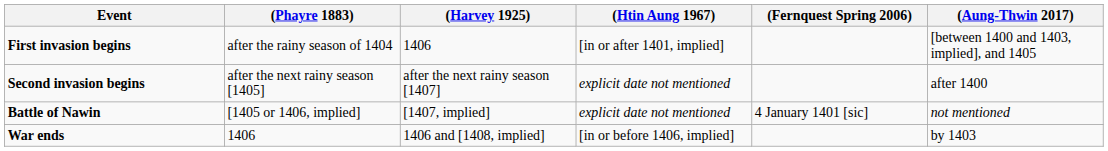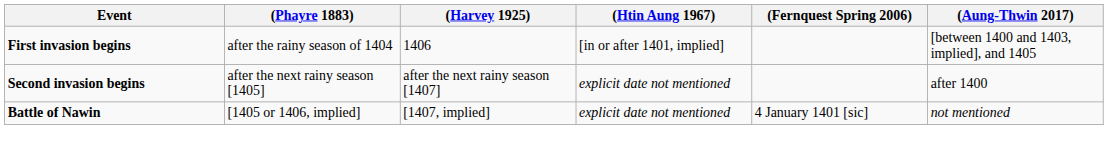- row: (36, 135)
